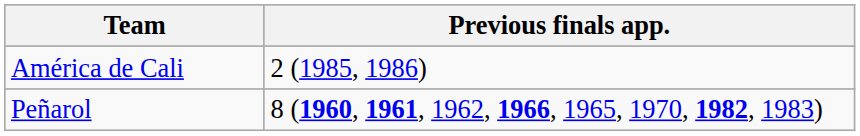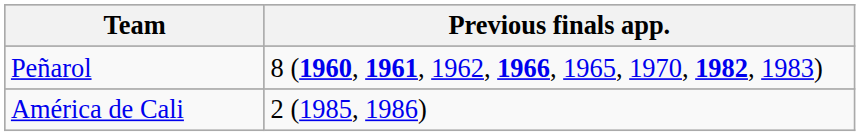rows swapped: (97, 67) <-> (51, 109)
